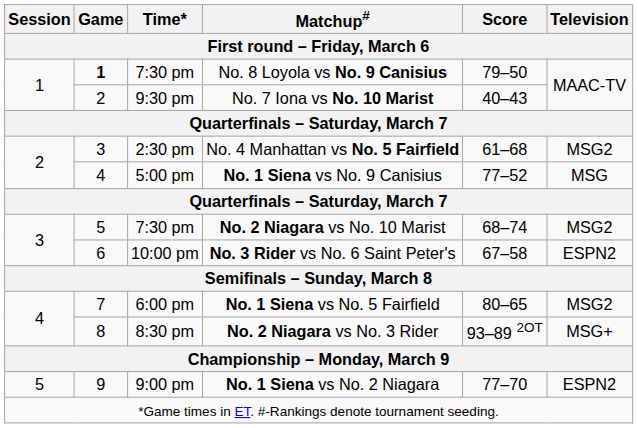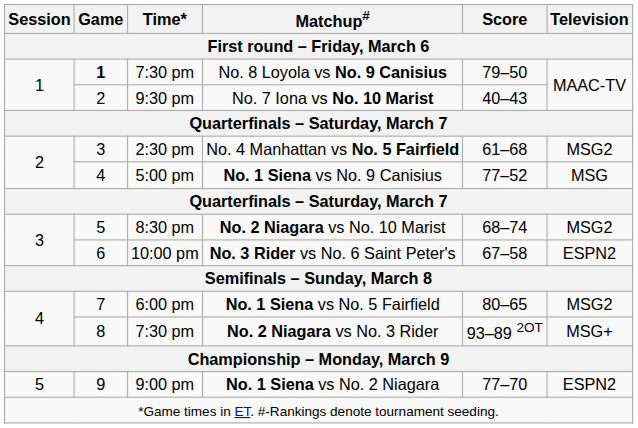(165, 227) 7:30 pm -> (165, 227) 8:30 pm
(165, 331) 8:30 pm -> (165, 331) 7:30 pm
